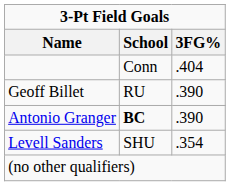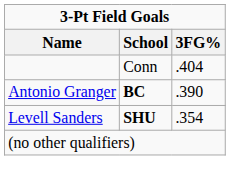- row: (46, 92)
(139, 142) normal -> (140, 117) bold
